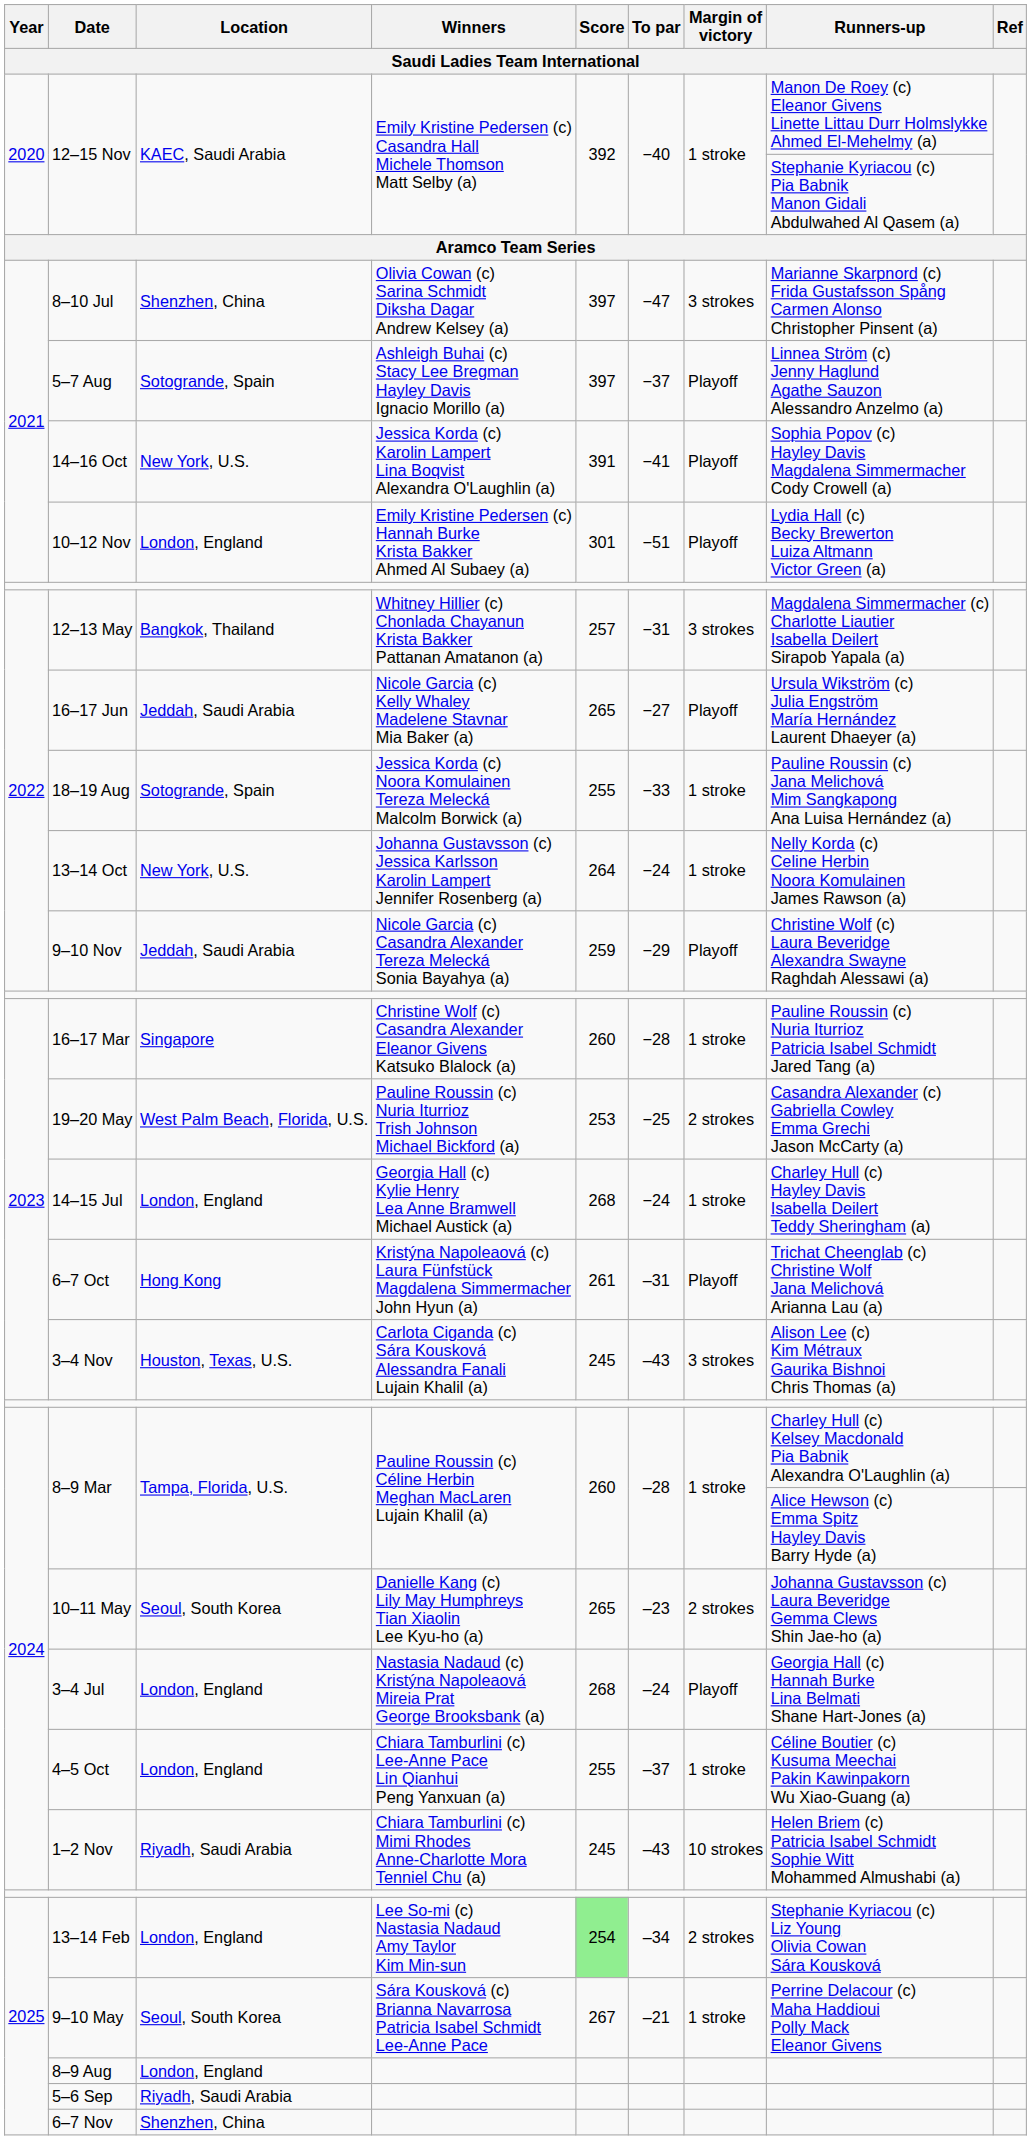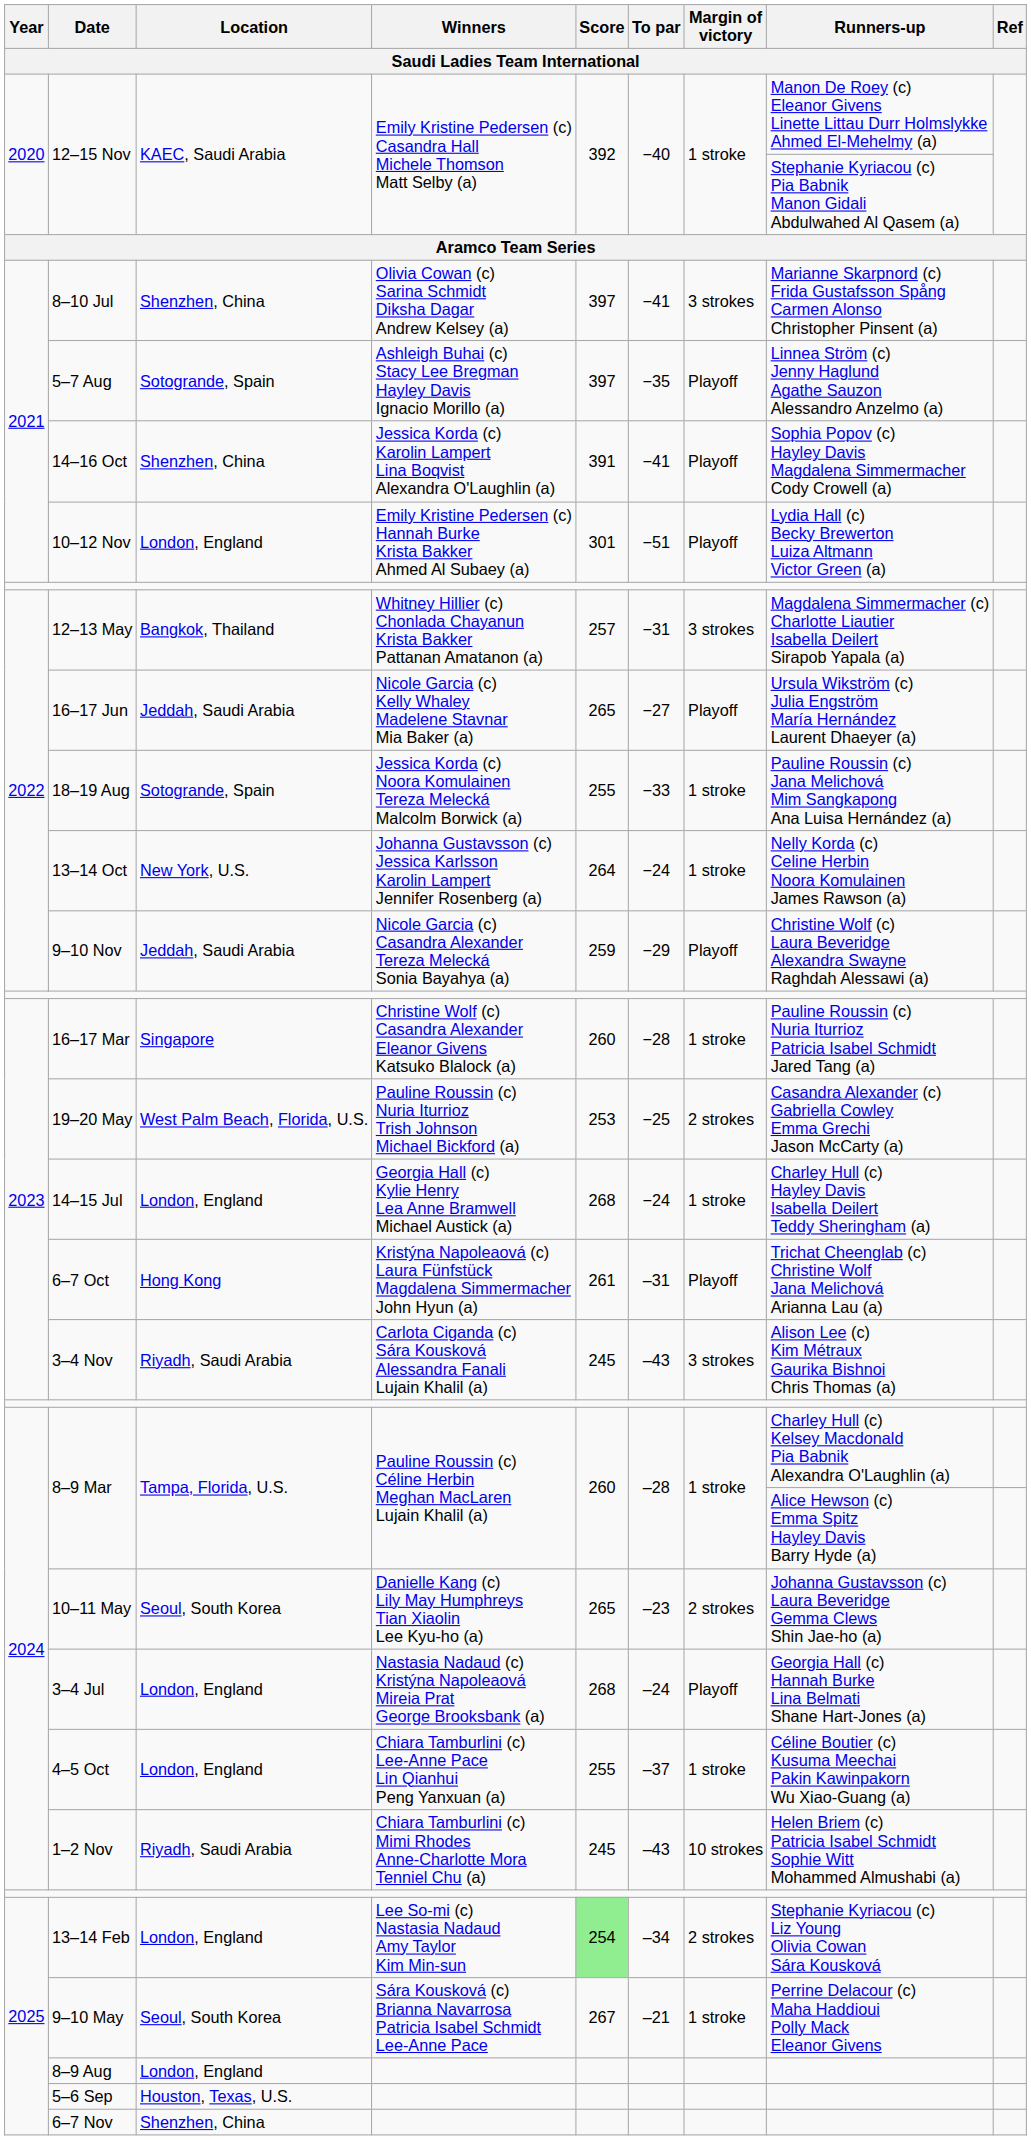(656, 301) −47 -> (656, 301) −41
(656, 381) −37 -> (656, 381) −35
(195, 462) New York, U.S. -> (202, 462) Shenzhen, China
(216, 1360) Houston, Texas, U.S. -> (216, 1360) Riyadh, Saudi Arabia
(216, 2097) Riyadh, Saudi Arabia -> (216, 2097) Houston, Texas, U.S.
